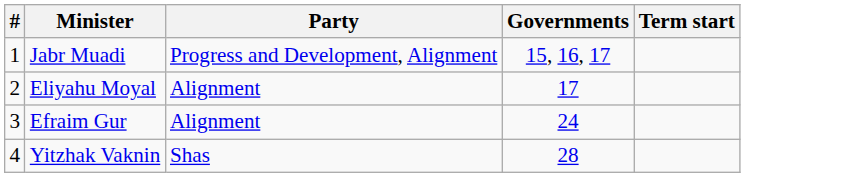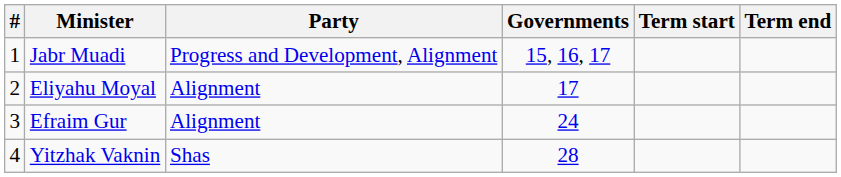+ column: (788, 21)
